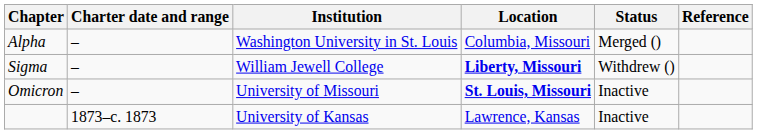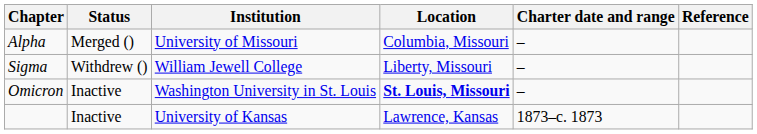columns swapped: (150, 16) <-> (636, 16)
(347, 41) Washington University in St. Louis -> (226, 41) University of Missouri
(523, 66) bold -> (438, 66) normal
(308, 91) University of Missouri -> (265, 91) Washington University in St. Louis
